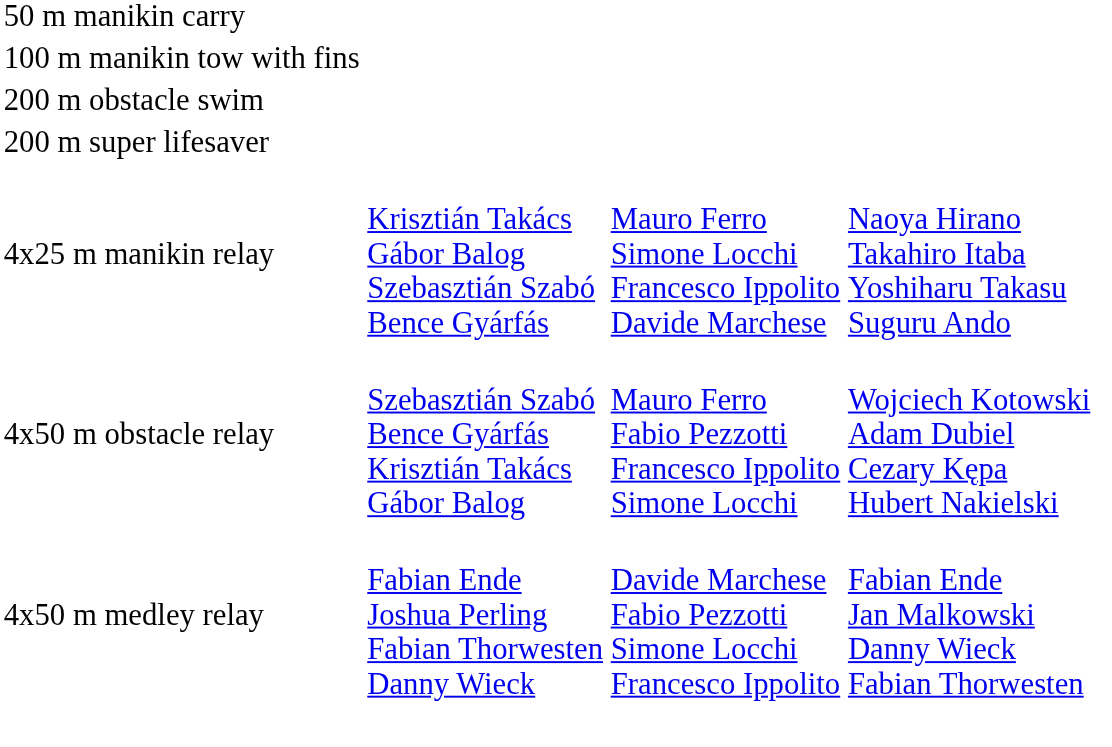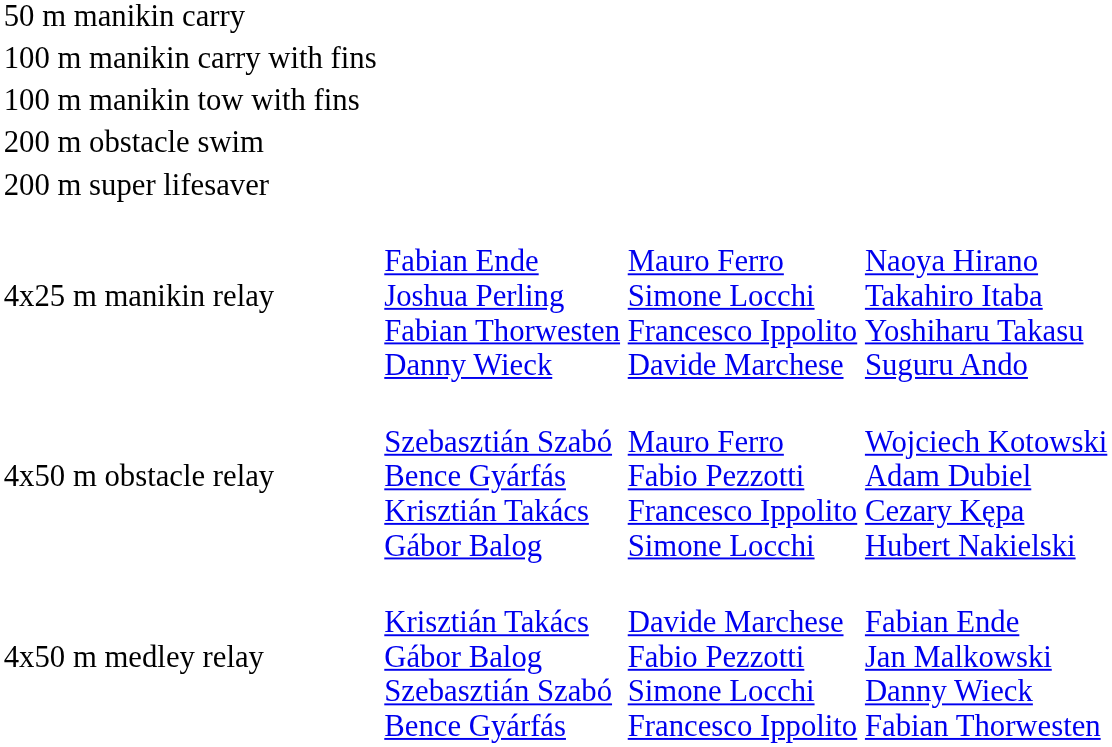+ row: (190, 57)
(481, 270) Krisztián Takács Gábor Balog Szebasztián Szabó Bence Gyárfás -> (502, 313) Fabian Ende Joshua Perling Fabian Thorwesten Danny Wieck
(485, 631) Fabian Ende Joshua Perling Fabian Thorwesten Danny Wieck -> (498, 674) Krisztián Takács Gábor Balog Szebasztián Szabó Bence Gyárfás
